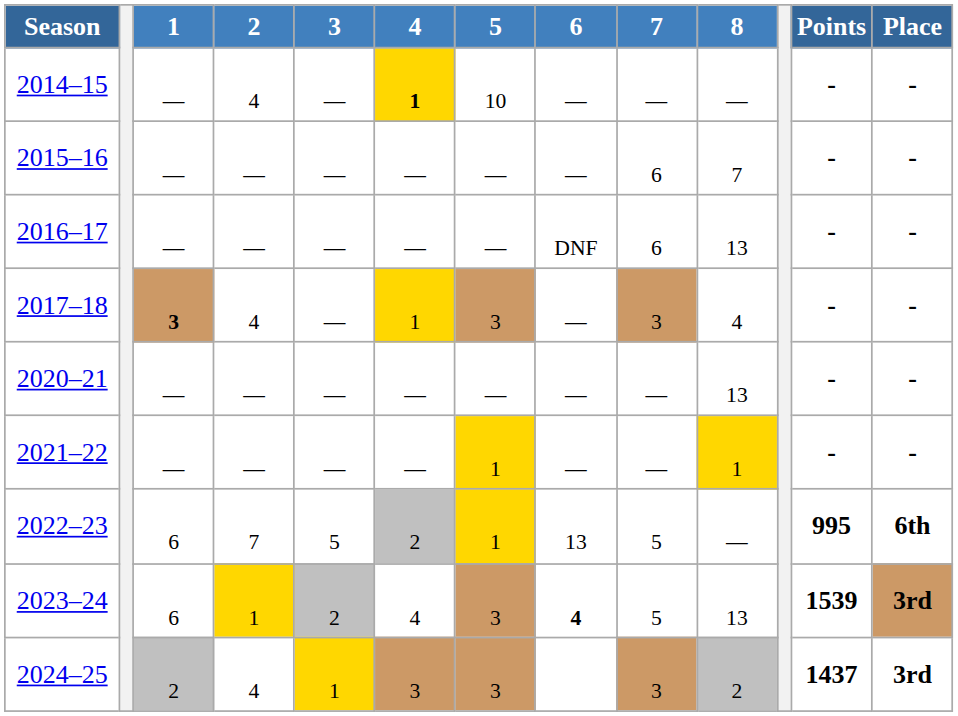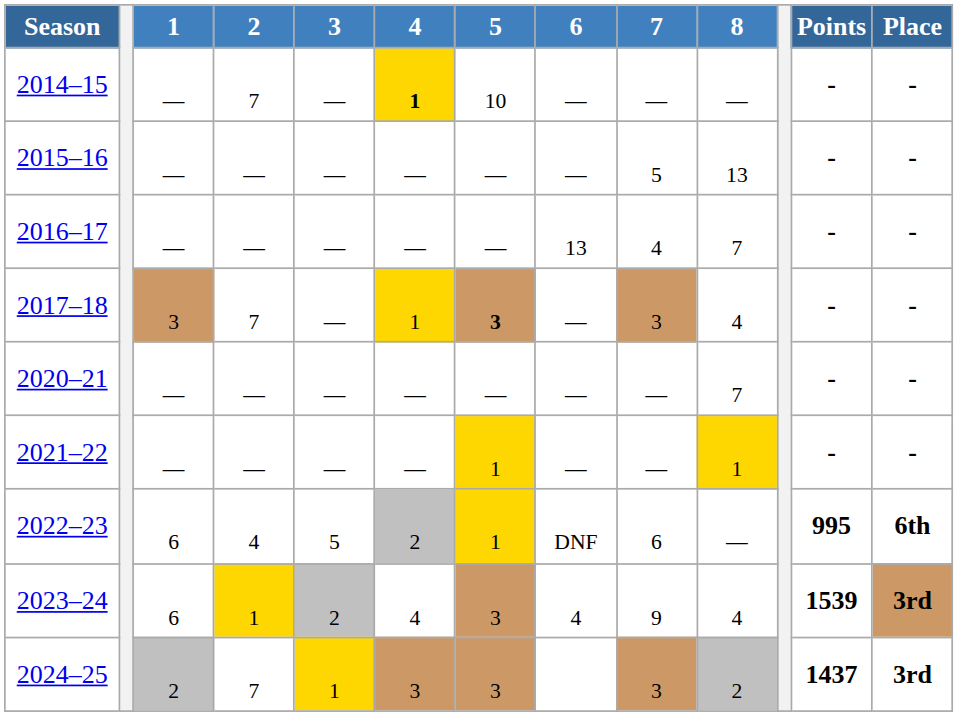(254, 102) 4 -> (254, 102) 7
(656, 175) 6 -> (656, 175) 5
(737, 175) 7 -> (737, 175) 13
(576, 249) DNF -> (576, 249) 13
(656, 249) 6 -> (656, 249) 4
(737, 249) 13 -> (737, 249) 7
(174, 320) bold -> (174, 323) normal
(254, 323) 4 -> (254, 323) 7
(495, 323) normal -> (495, 320) bold
(737, 396) 13 -> (737, 396) 7
(254, 544) 7 -> (254, 544) 4
(576, 544) 13 -> (576, 544) DNF
(656, 544) 5 -> (656, 544) 6
(576, 615) bold -> (576, 617) normal
(656, 617) 5 -> (656, 617) 9
(737, 617) 13 -> (737, 617) 4
(254, 691) 4 -> (254, 691) 7
